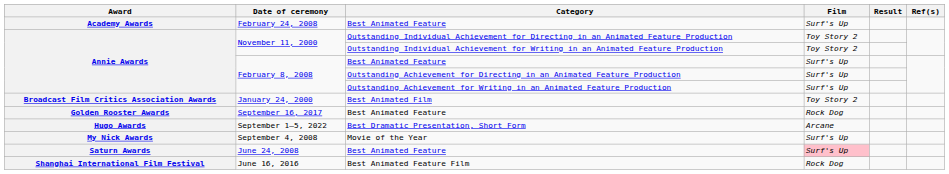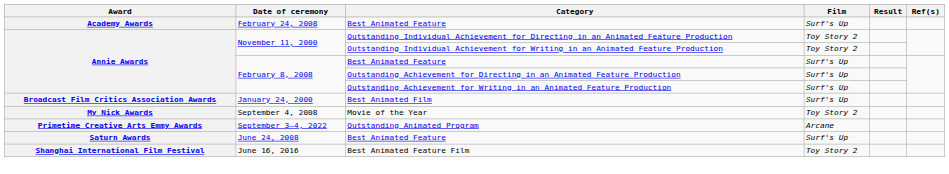(832, 100) Toy Story 2 -> (827, 100) Surf's Up
- row: (280, 112)
- row: (282, 125)
(827, 138) Surf's Up -> (832, 112) Toy Story 2
+ row: (282, 125)
(827, 150) pink background -> (827, 138) no background
(825, 163) Rock Dog -> (832, 150) Toy Story 2
